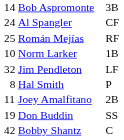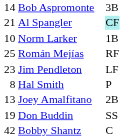(10, 22) 24 -> (10, 22) 21
(112, 22) no background -> (112, 22) paleturquoise background
rows swapped: (51, 38) <-> (47, 53)
(10, 69) 32 -> (10, 69) 23
(9, 99) 11 -> (10, 99) 13
